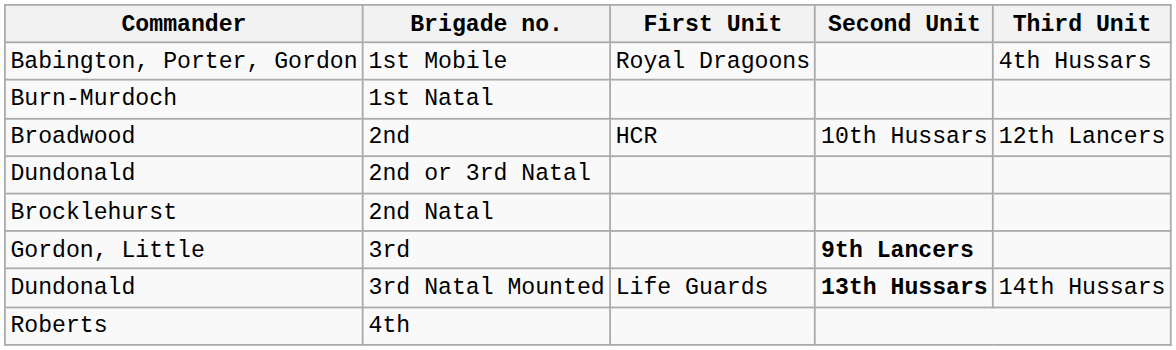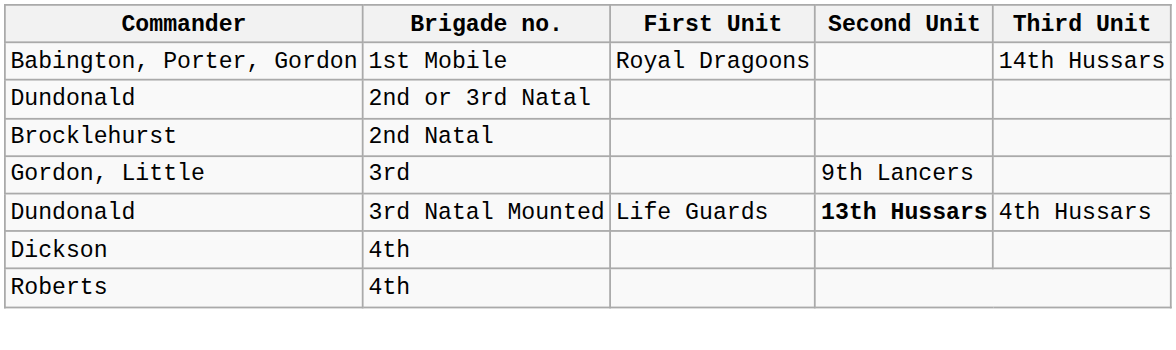(1075, 61) 4th Hussars -> (1082, 61) 14th Hussars
- row: (94, 99)
- row: (73, 137)
(897, 250) bold -> (897, 175) normal
(1082, 288) 14th Hussars -> (1075, 212) 4th Hussars
+ row: (59, 250)
